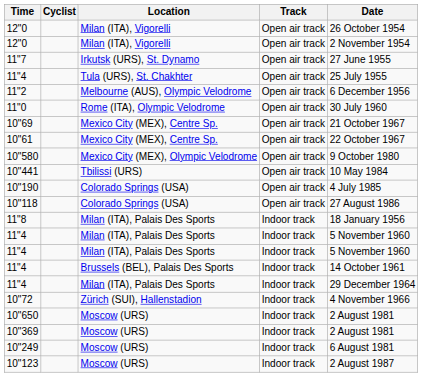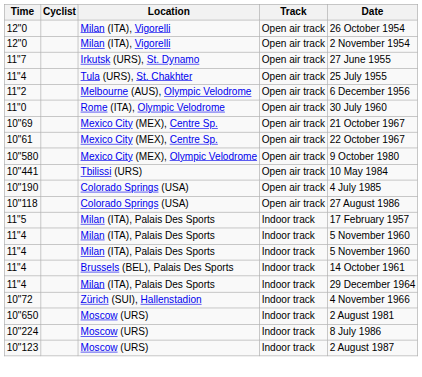- row: (16, 220)
+ row: (16, 220)
- row: (22, 332)
- row: (22, 348)
+ row: (22, 332)
